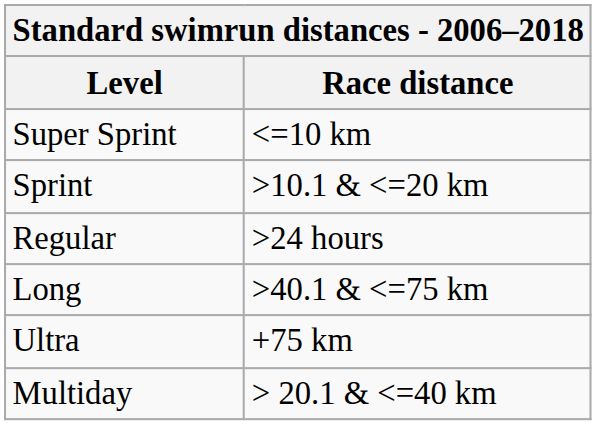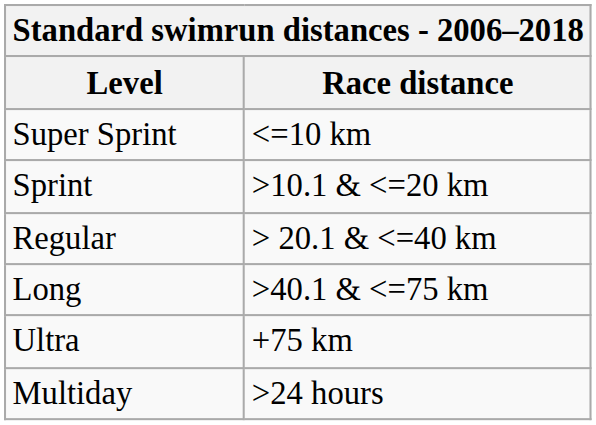(318, 237) >24 hours -> (374, 237) > 20.1 & <=40 km
(374, 392) > 20.1 & <=40 km -> (318, 392) >24 hours
